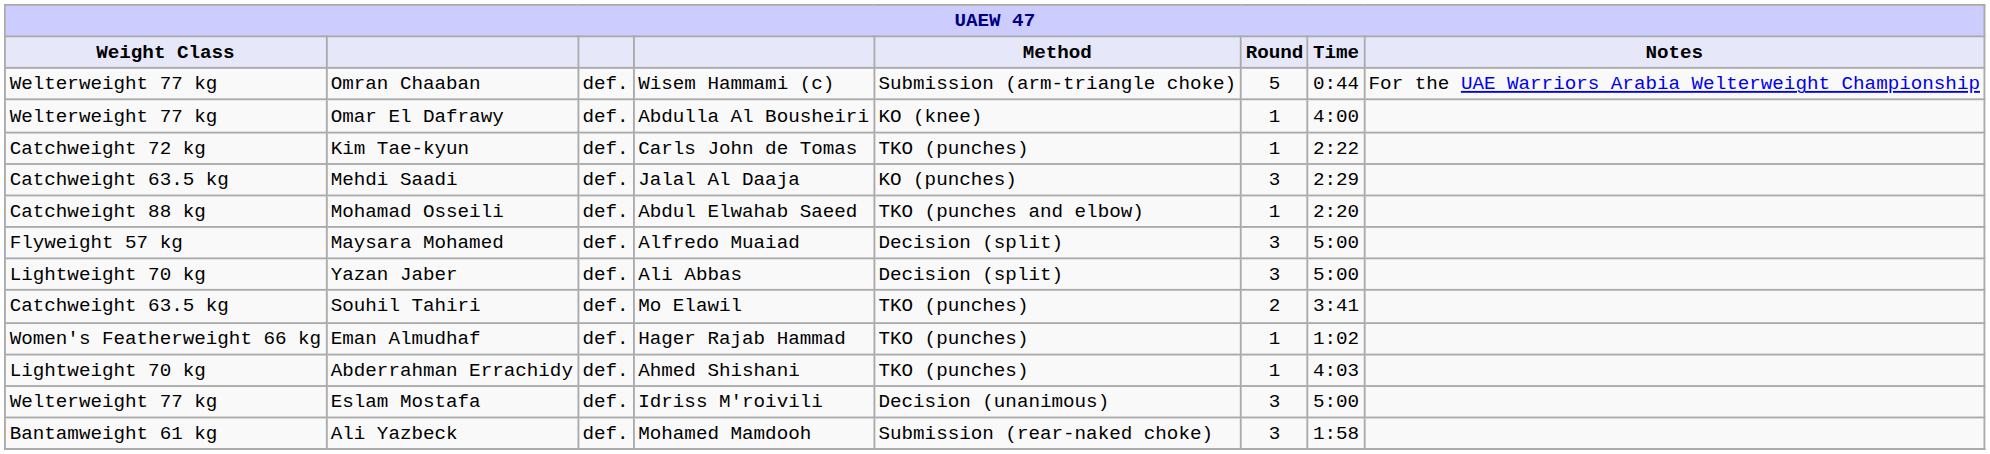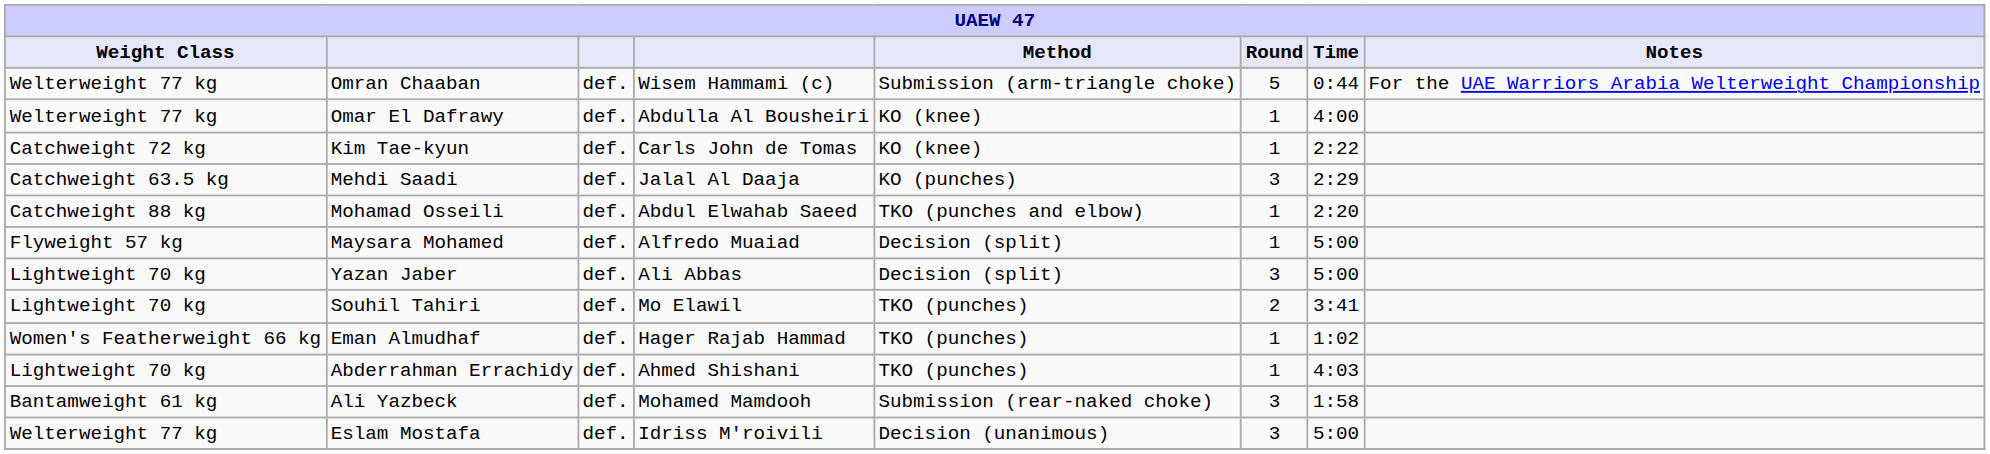(953, 148) TKO (punches) -> (930, 148) KO (knee)
(1274, 243) 3 -> (1274, 243) 1
(119, 307) Catchweight 63.5 kg -> (108, 307) Lightweight 70 kg
rows swapped: (406, 402) <-> (394, 434)
